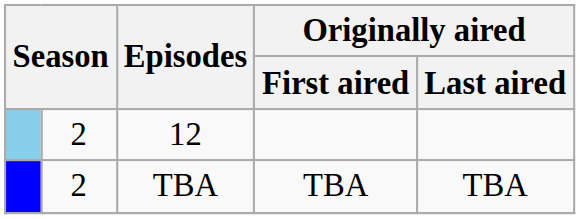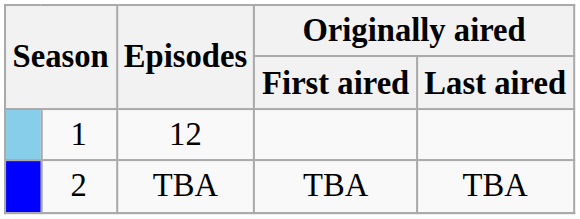(79, 133) 2 -> (79, 133) 1
